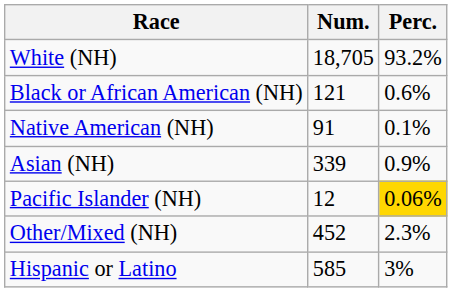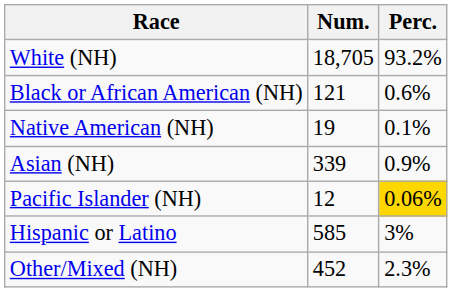(324, 127) 91 -> (324, 127) 19
rows swapped: (94, 233) <-> (93, 269)
